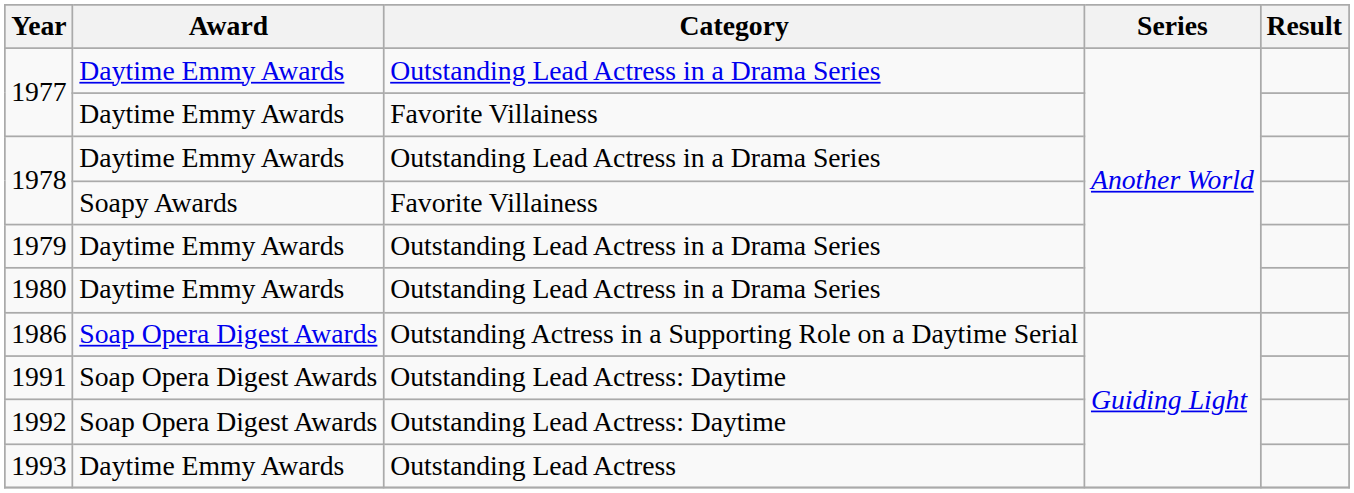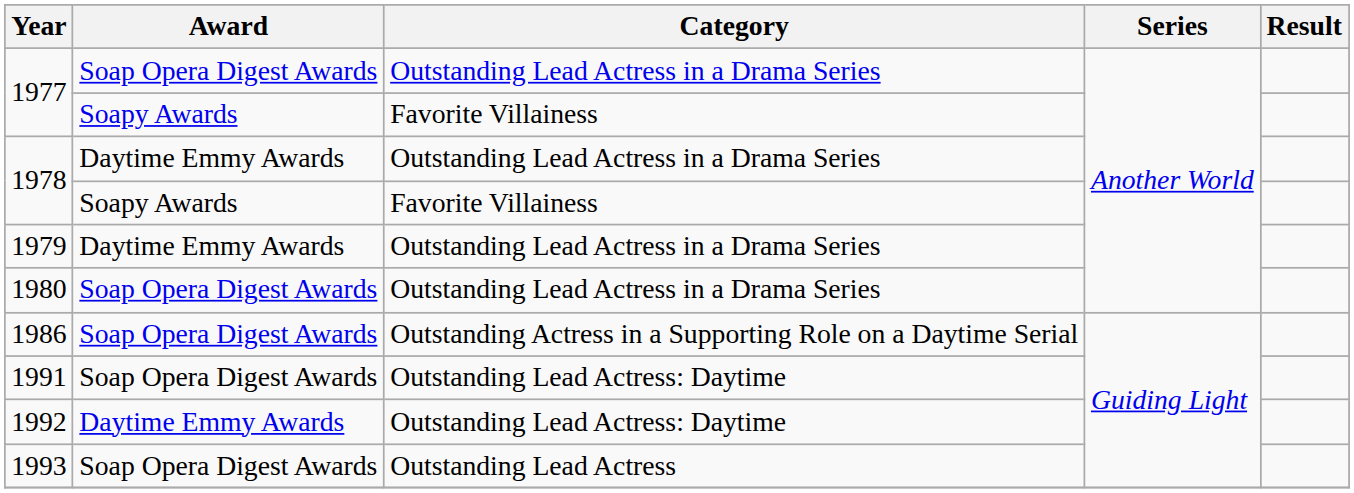(212, 70) Daytime Emmy Awards -> (228, 70) Soap Opera Digest Awards
(212, 114) Daytime Emmy Awards -> (158, 114) Soapy Awards
(212, 289) Daytime Emmy Awards -> (228, 289) Soap Opera Digest Awards
(228, 421) Soap Opera Digest Awards -> (212, 421) Daytime Emmy Awards
(212, 465) Daytime Emmy Awards -> (228, 465) Soap Opera Digest Awards
